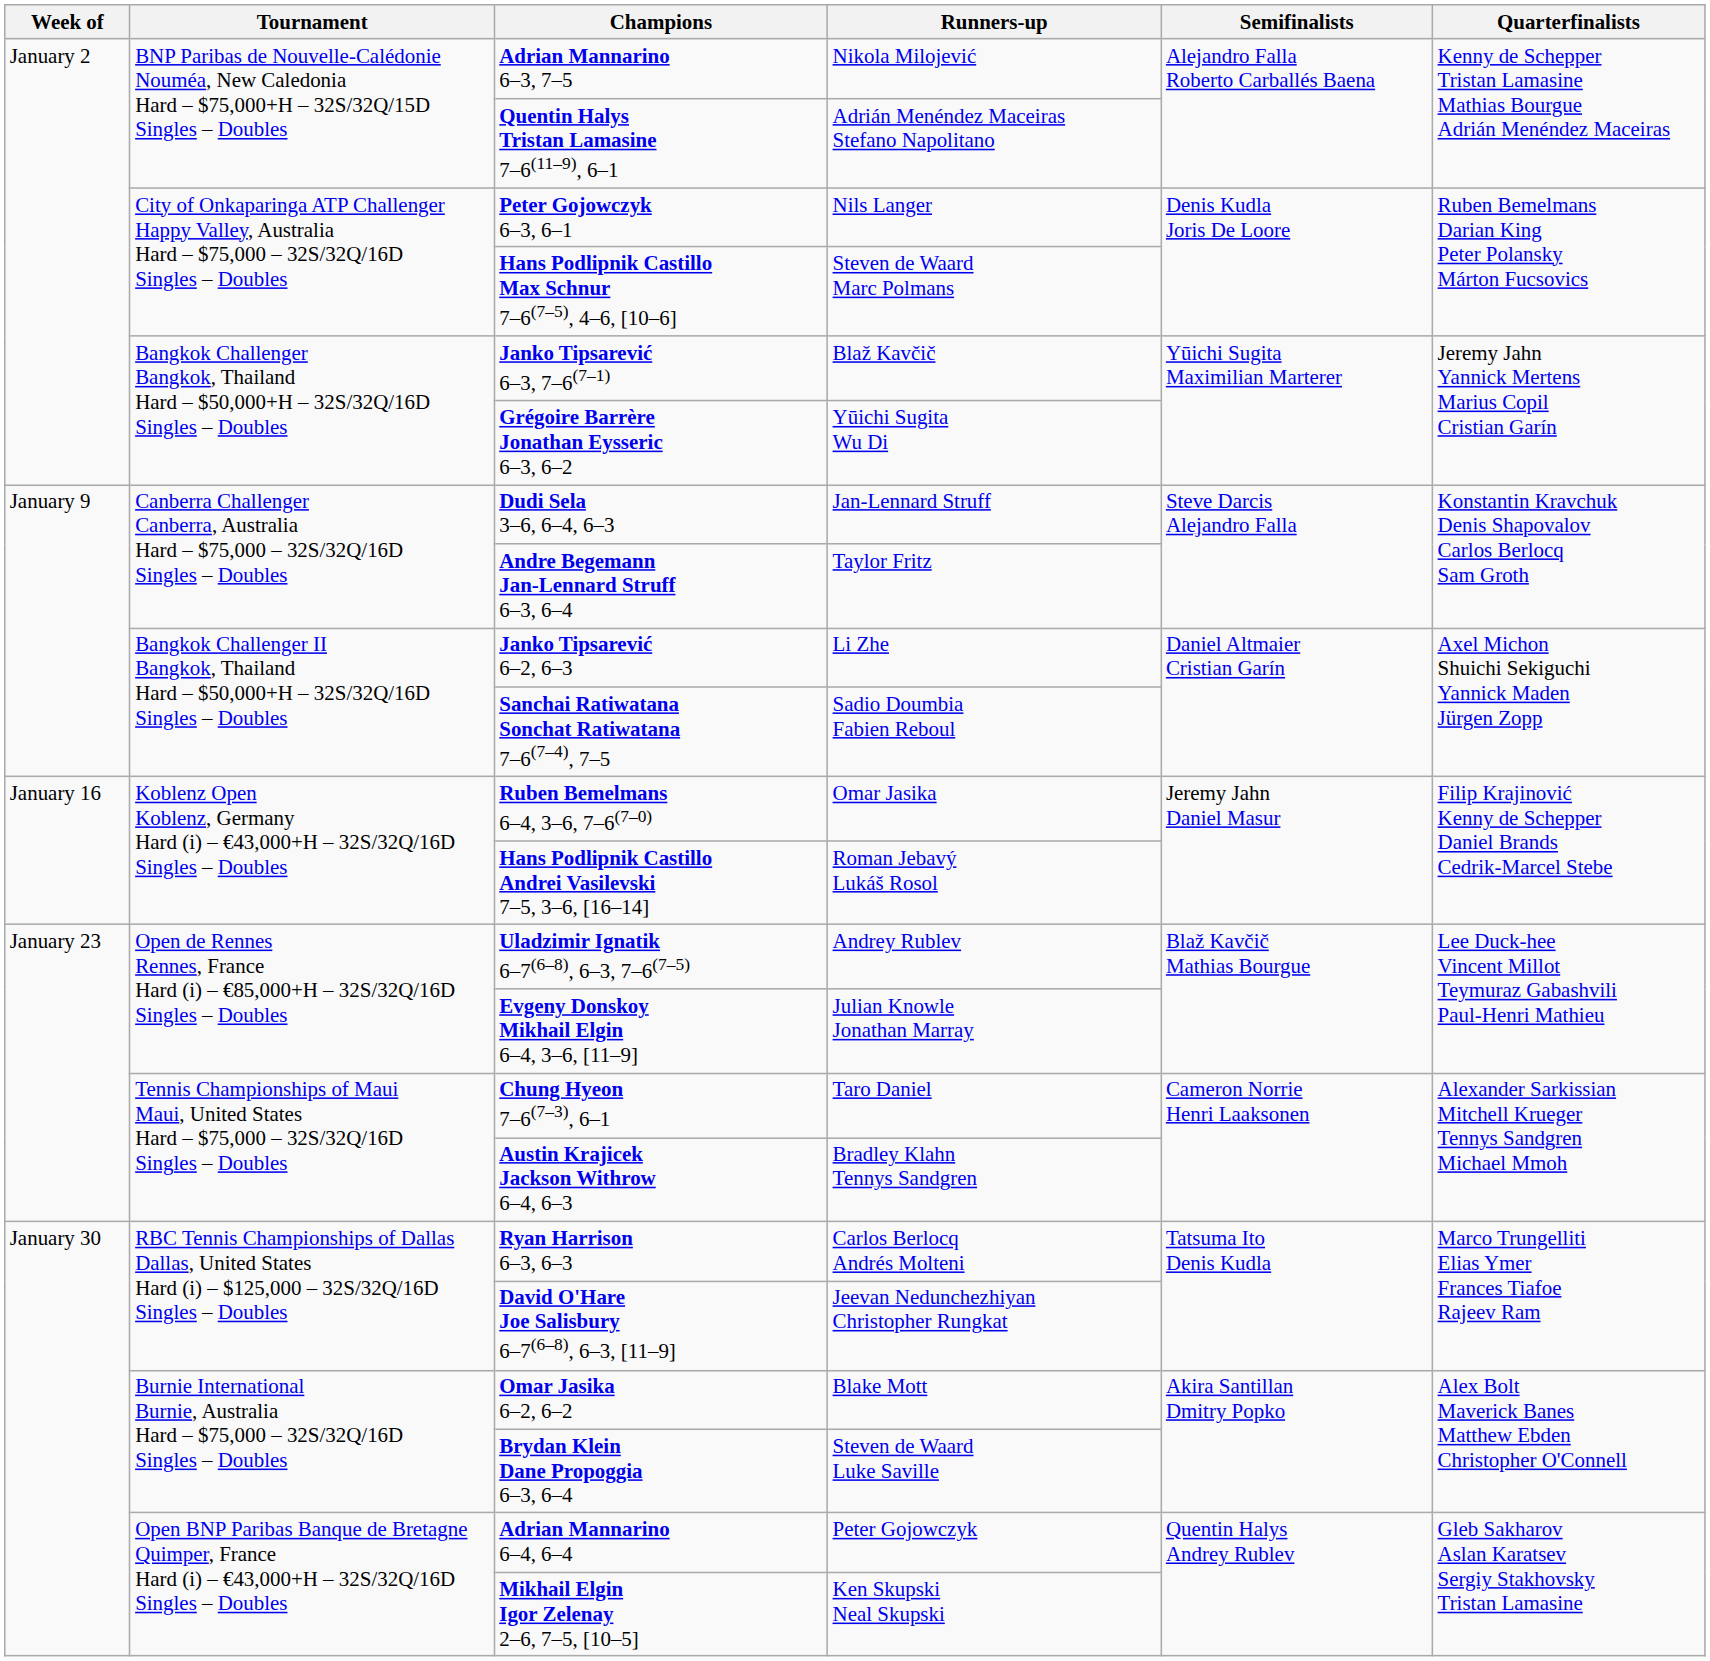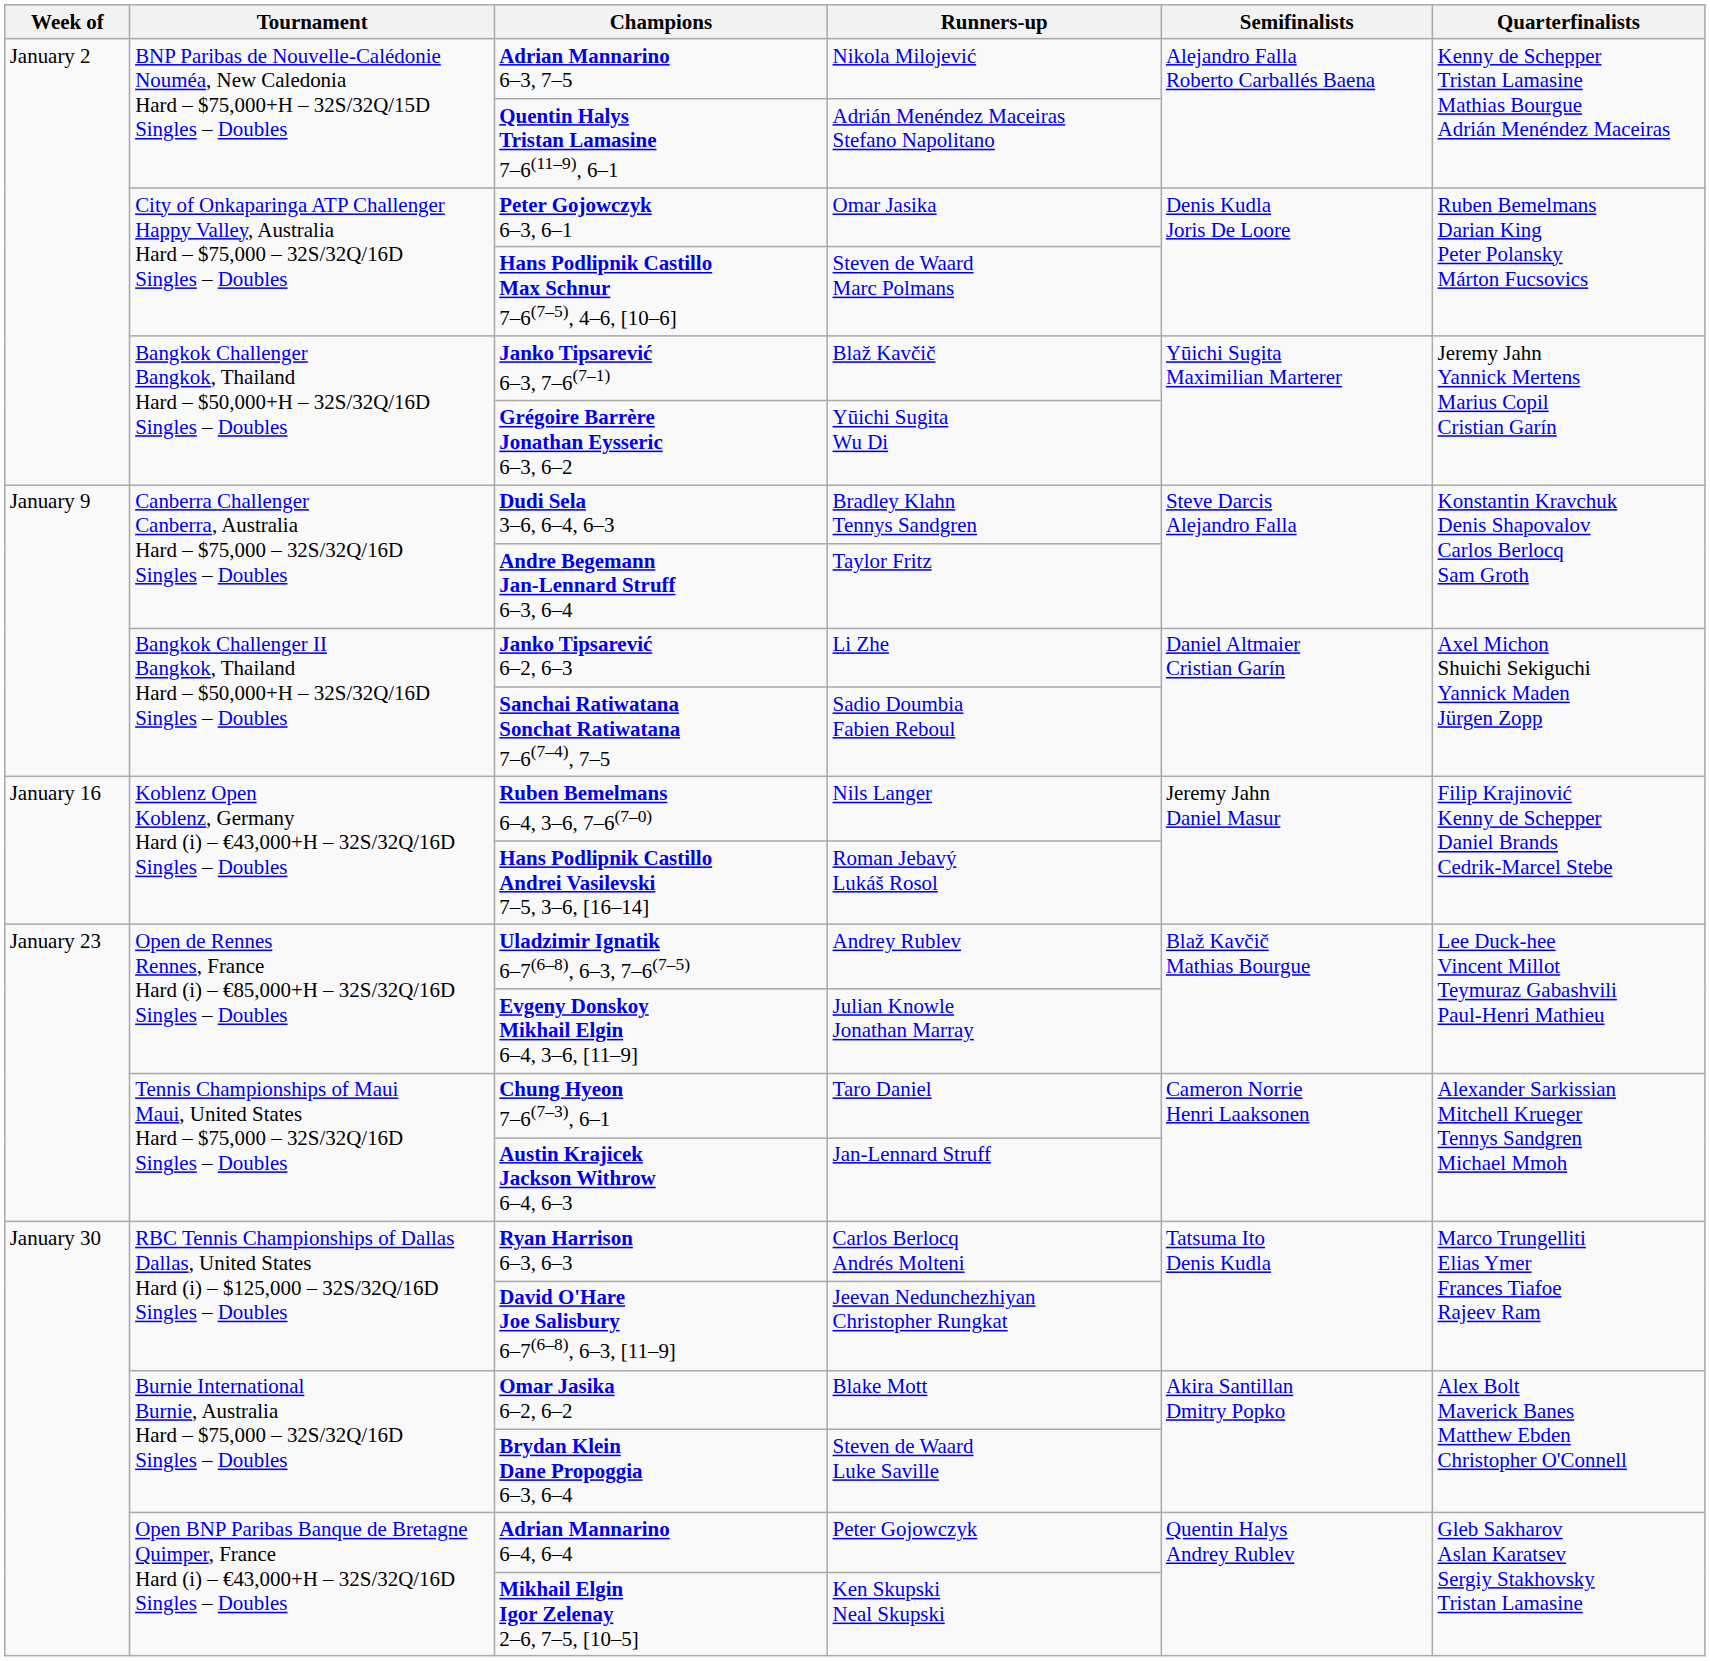(882, 204) Nils Langer -> (885, 204) Omar Jasika
(912, 501) Jan-Lennard Struff -> (905, 513) Bradley Klahn Tennys Sandgren
(885, 792) Omar Jasika -> (882, 792) Nils Langer
(905, 1166) Bradley Klahn Tennys Sandgren -> (912, 1154) Jan-Lennard Struff
